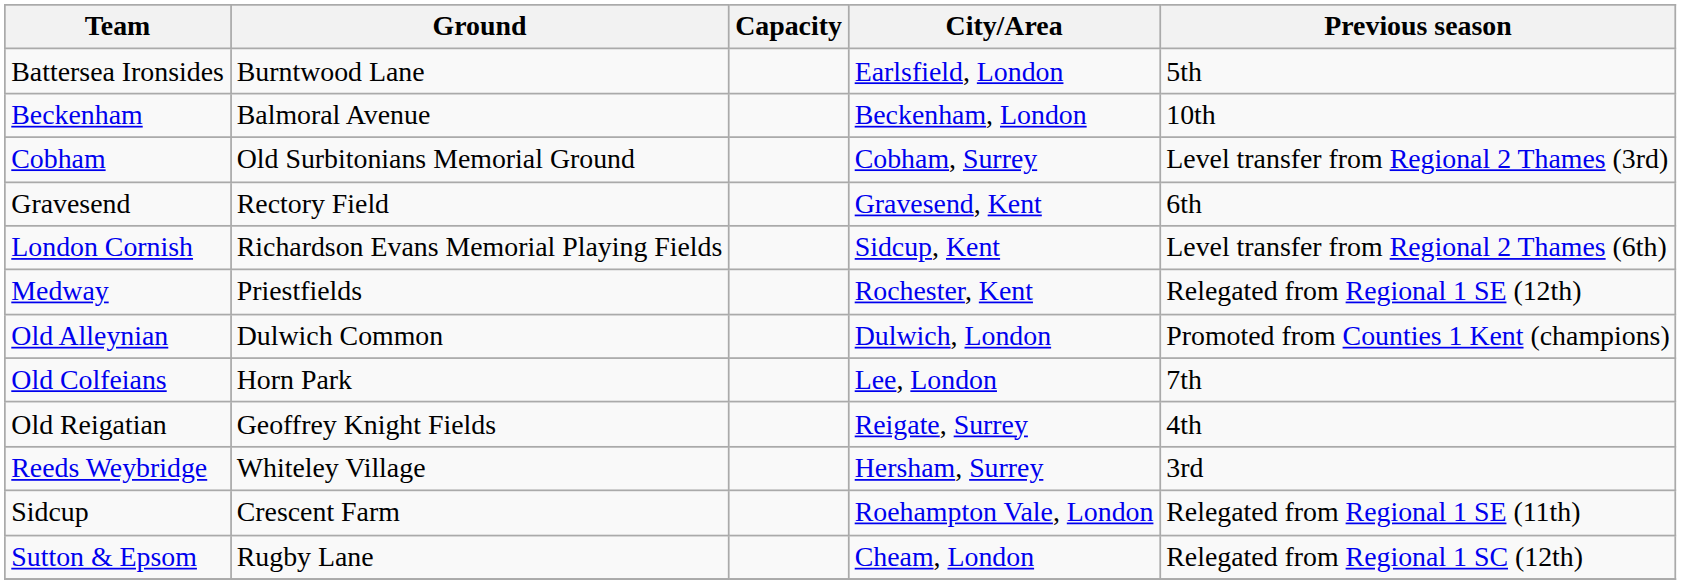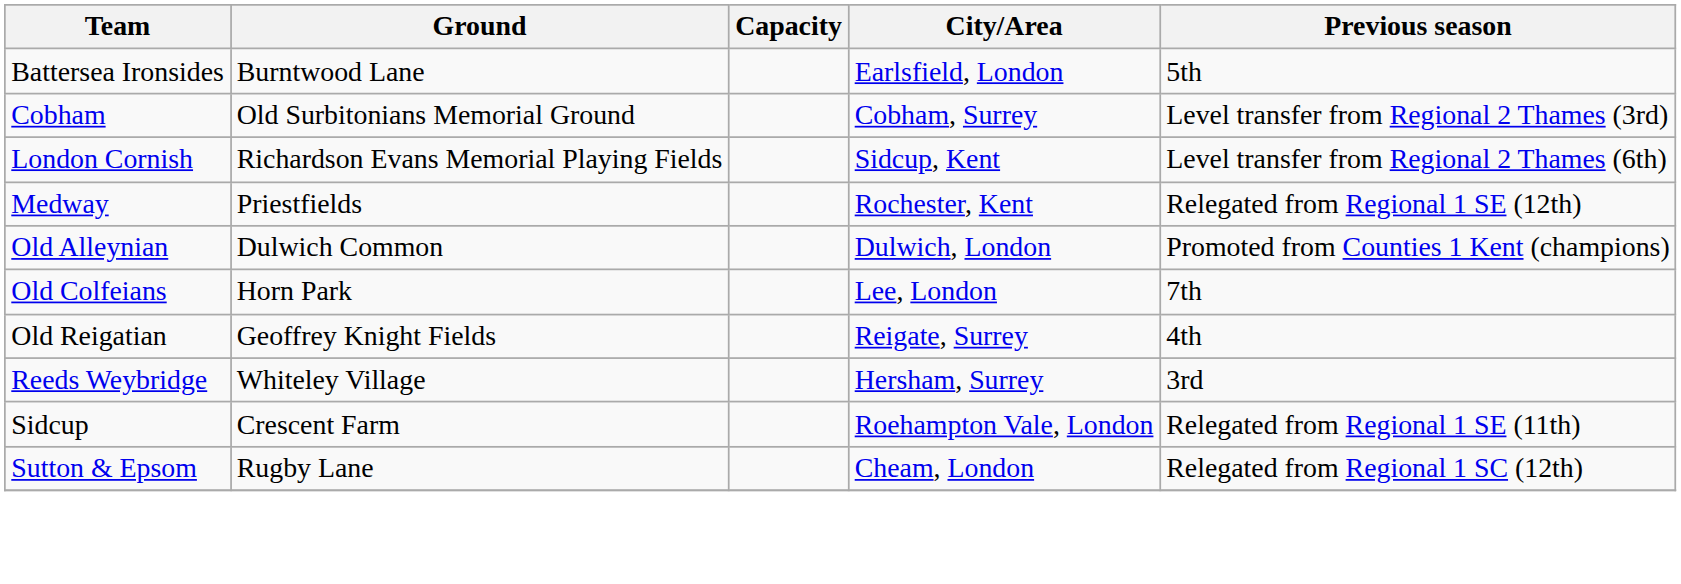- row: (77, 114)
- row: (71, 203)
